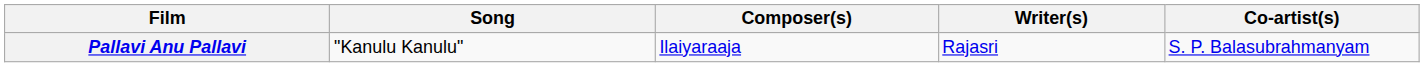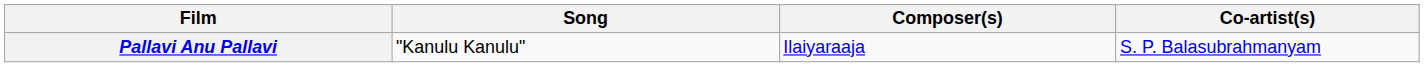- column: (1051, 18)
